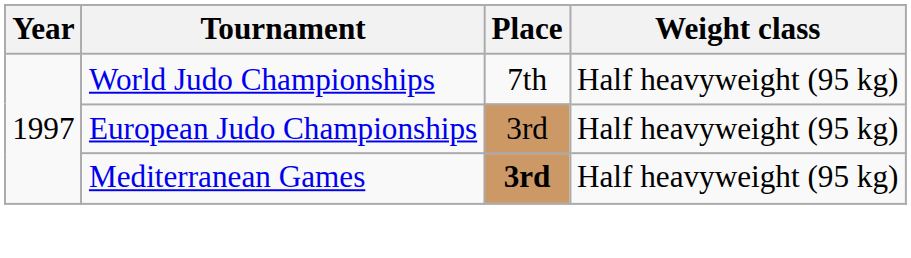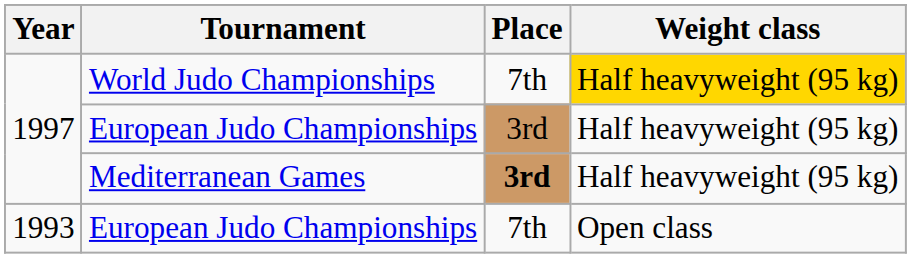(738, 78) no background -> (738, 78) gold background
+ row: (43, 227)
